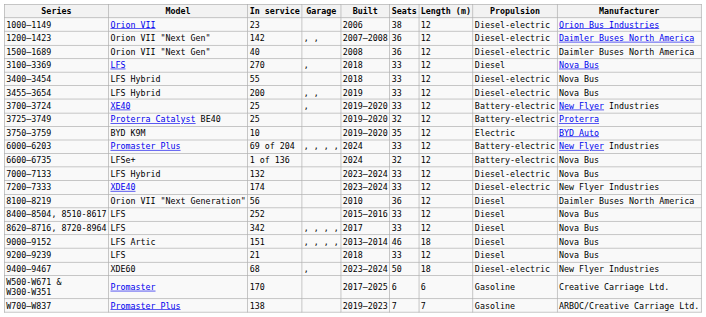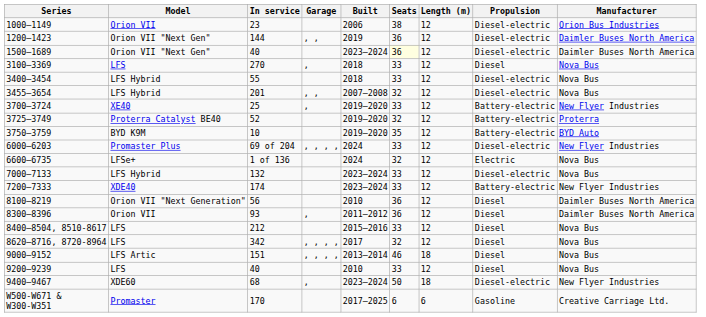(257, 38) 142 -> (257, 38) 144
(365, 38) 2007–2008 -> (353, 38) 2019
(353, 52) 2008 -> (365, 52) 2023–2024
(397, 52) no background -> (397, 52) lightyellow background
(257, 92) 200 -> (257, 92) 201
(353, 92) 2019 -> (365, 92) 2007–2008
(397, 92) 33 -> (397, 92) 32
(255, 120) 25 -> (255, 120) 52
(495, 133) Electric -> (515, 133) Battery-electric
(515, 147) Battery-electric -> (512, 147) Diesel-electric
(515, 160) Battery-electric -> (495, 160) Electric
(512, 187) Diesel-electric -> (515, 187) Battery-electric
+ row: (29, 214)
(257, 214) 252 -> (257, 228) 212
(397, 228) 33 -> (397, 242) 32
(255, 255) 21 -> (255, 269) 40
(353, 255) 2018 -> (353, 269) 2010
- row: (29, 305)
